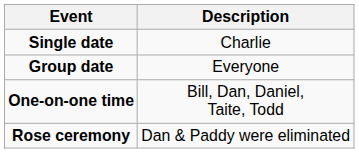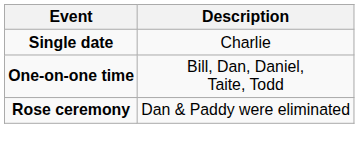- row: (71, 67)
